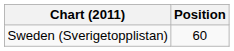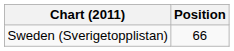(200, 35) 60 -> (200, 35) 66
